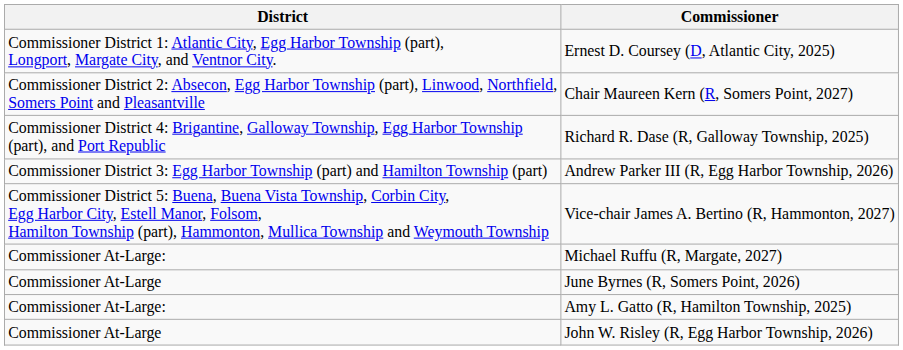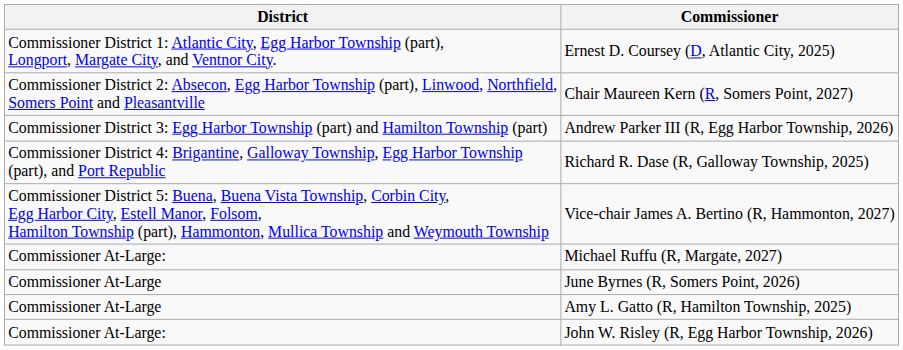rows swapped: (729, 171) <-> (717, 136)
(87, 307) Commissioner At-Large: -> (85, 307) Commissioner At-Large
(85, 332) Commissioner At-Large -> (87, 332) Commissioner At-Large:
